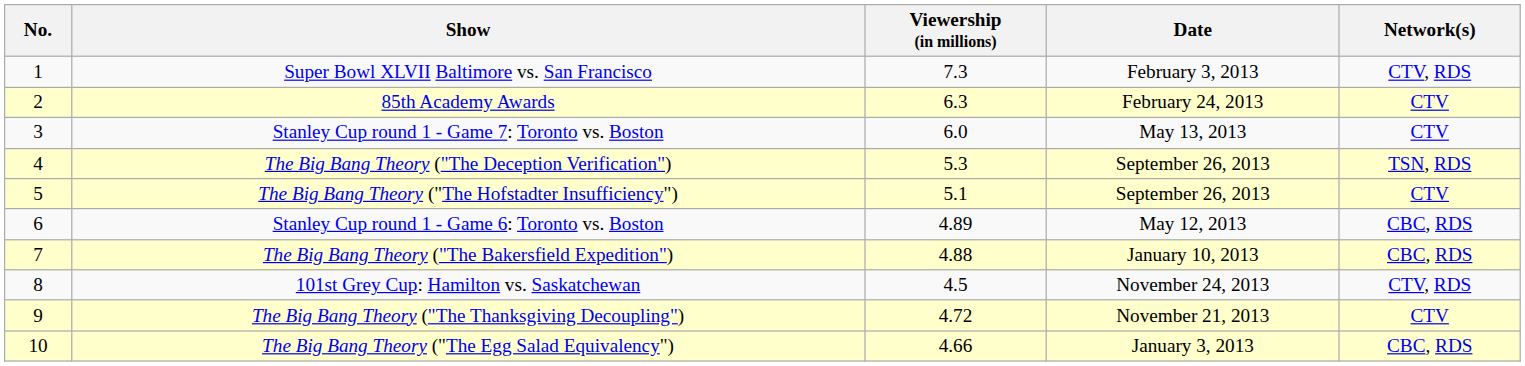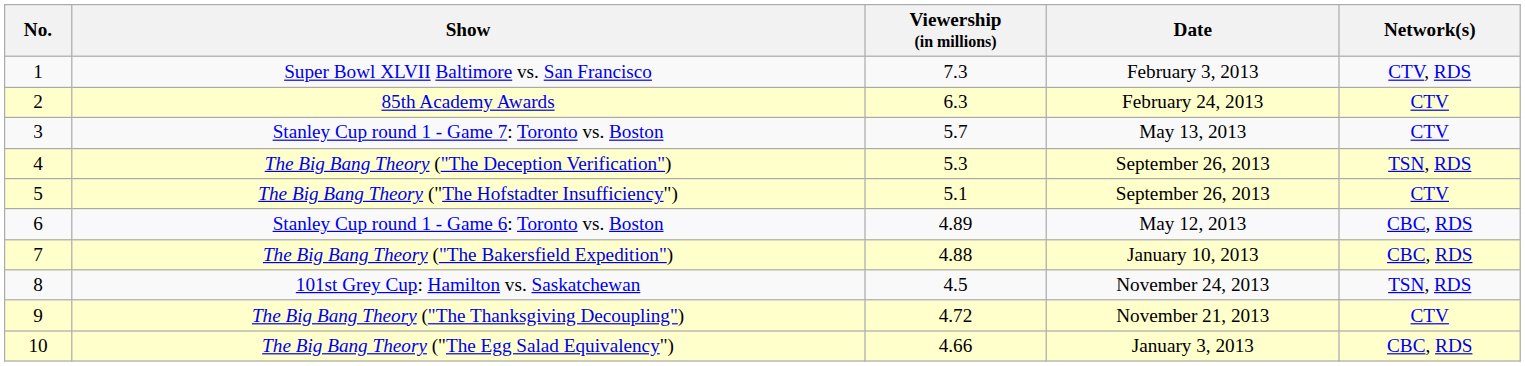(956, 132) 6.0 -> (956, 132) 5.7
(1430, 284) CTV, RDS -> (1430, 284) TSN, RDS
